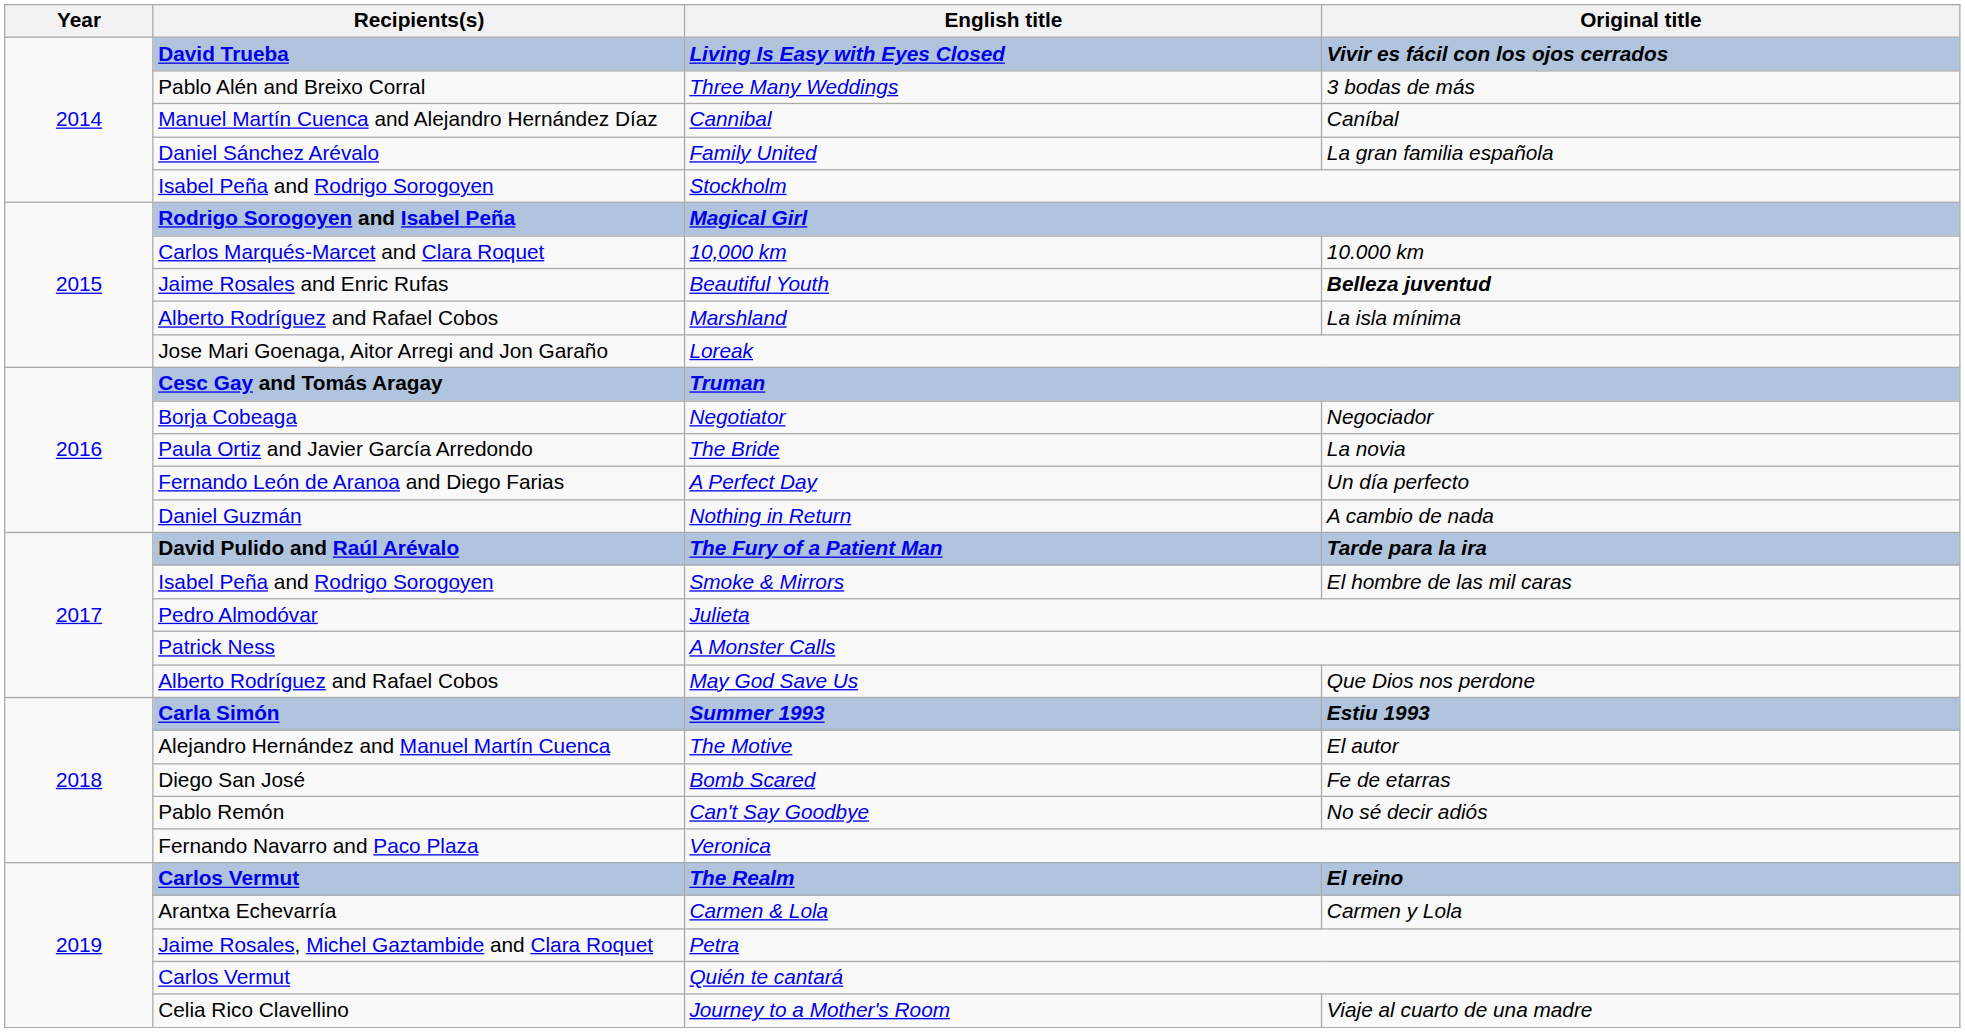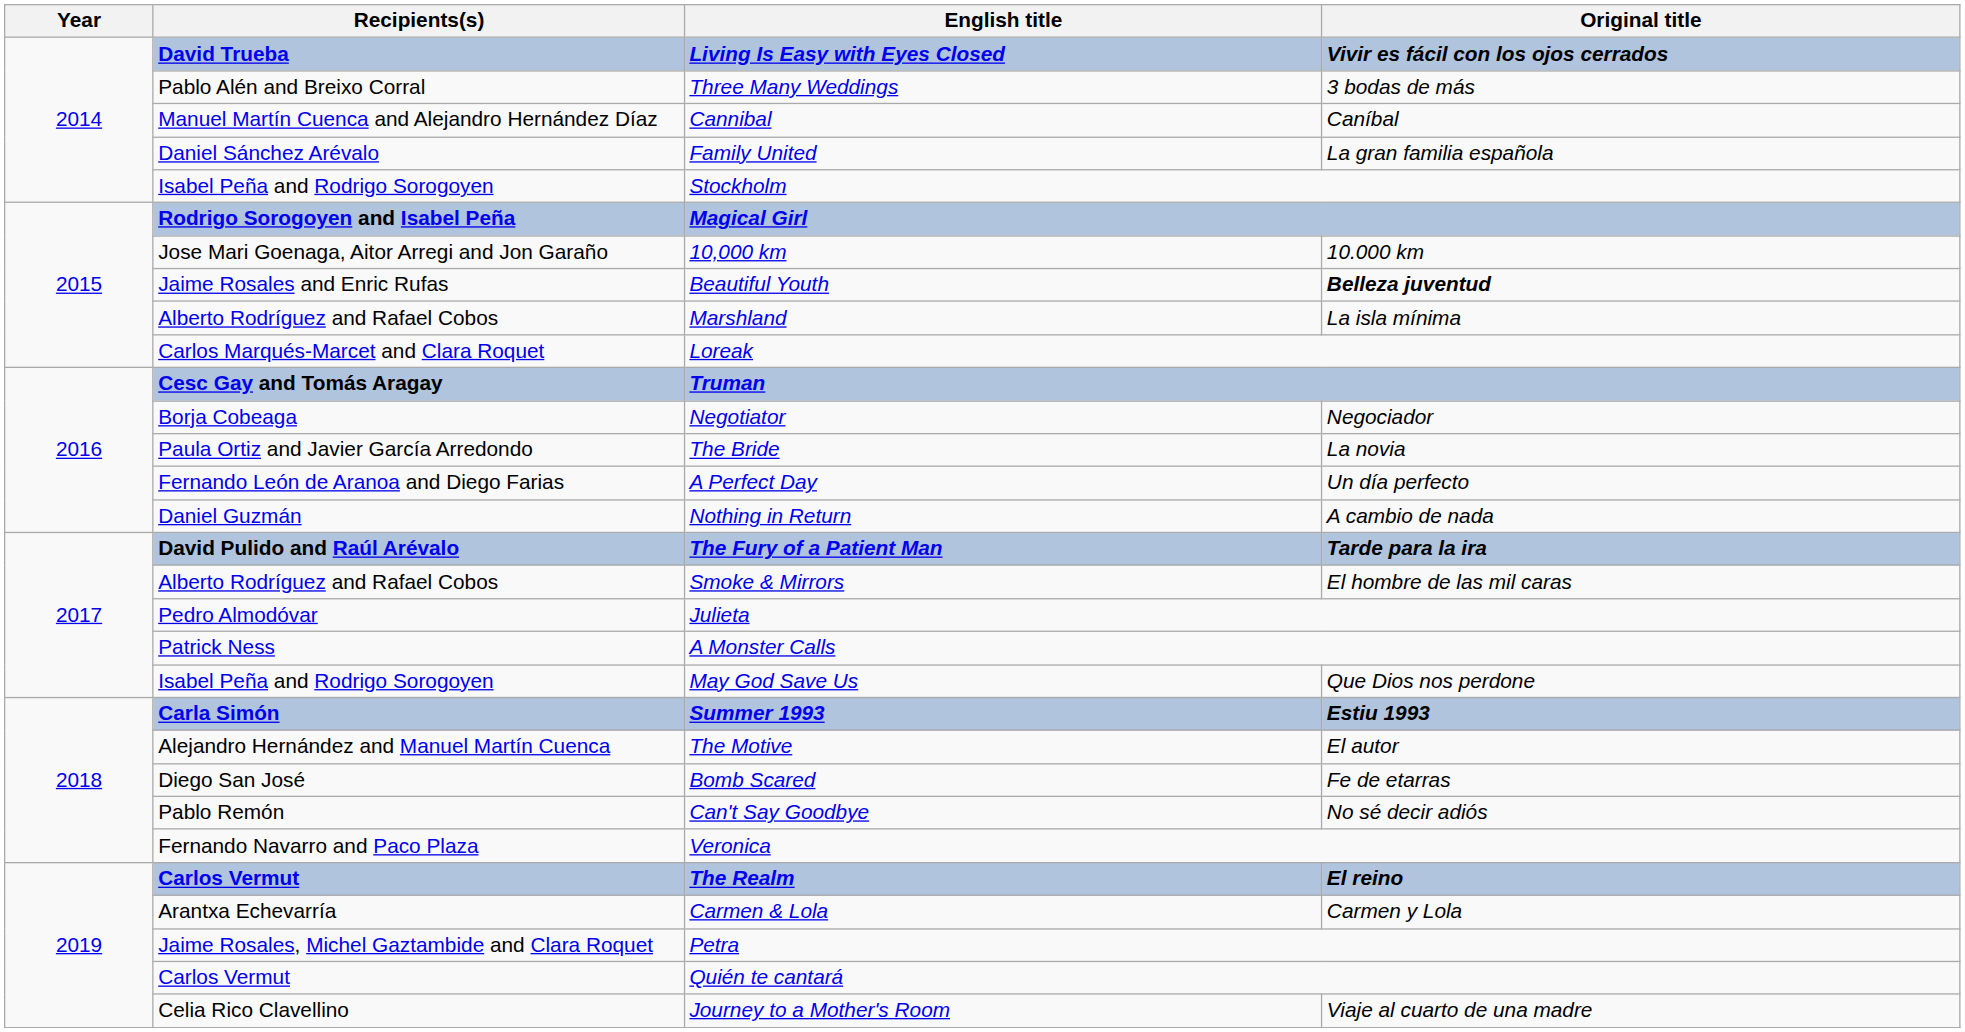(351, 251) Carlos Marqués-Marcet and Clara Roquet -> (383, 251) Jose Mari Goenaga, Aitor Arregi and Jon Garaño
(383, 350) Jose Mari Goenaga, Aitor Arregi and Jon Garaño -> (351, 350) Carlos Marqués-Marcet and Clara Roquet
(326, 581) Isabel Peña and Rodrigo Sorogoyen -> (328, 581) Alberto Rodríguez and Rafael Cobos
(328, 680) Alberto Rodríguez and Rafael Cobos -> (326, 680) Isabel Peña and Rodrigo Sorogoyen
